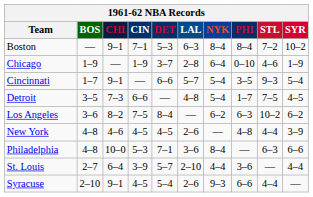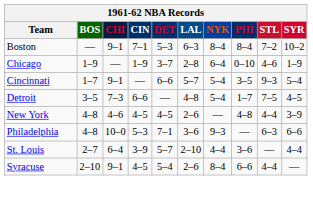- row: (32, 115)
(218, 149) 8–4 -> (218, 132) 9–3
(218, 183) 9–3 -> (218, 166) 8–4
